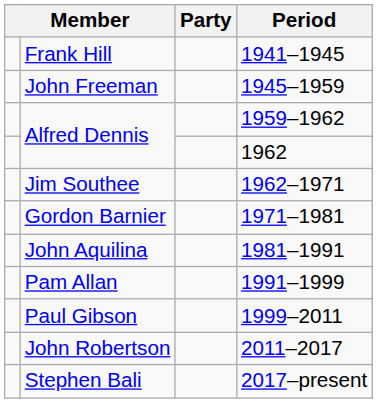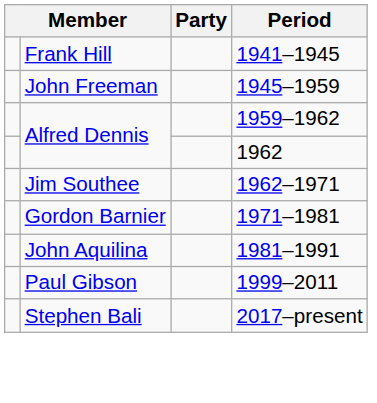- row: (71, 282)
- row: (98, 348)
